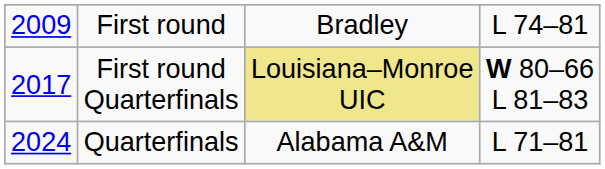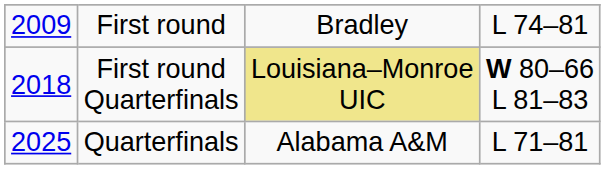(41, 84) 2017 -> (41, 84) 2018
(41, 142) 2024 -> (41, 142) 2025
